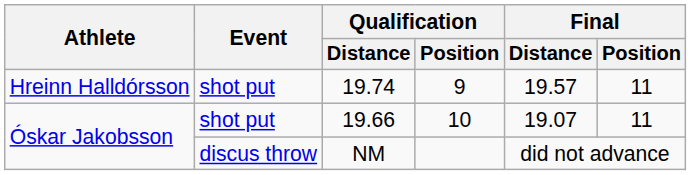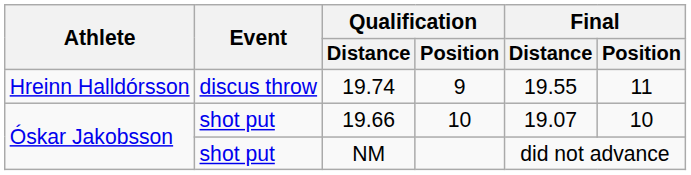(237, 87) shot put -> (258, 87) discus throw
(551, 87) 19.57 -> (551, 87) 19.55
(642, 120) 11 -> (642, 120) 10
(258, 154) discus throw -> (237, 154) shot put
